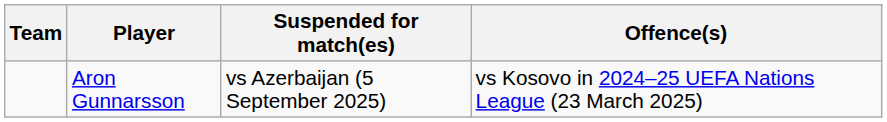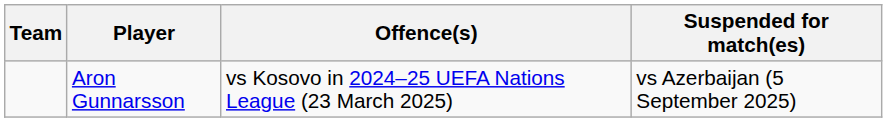columns swapped: (676, 33) <-> (346, 33)
